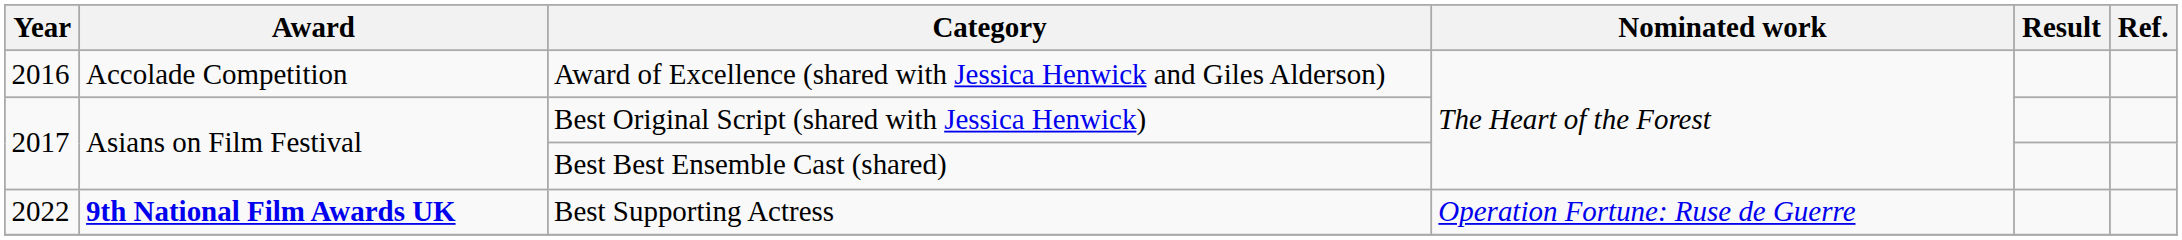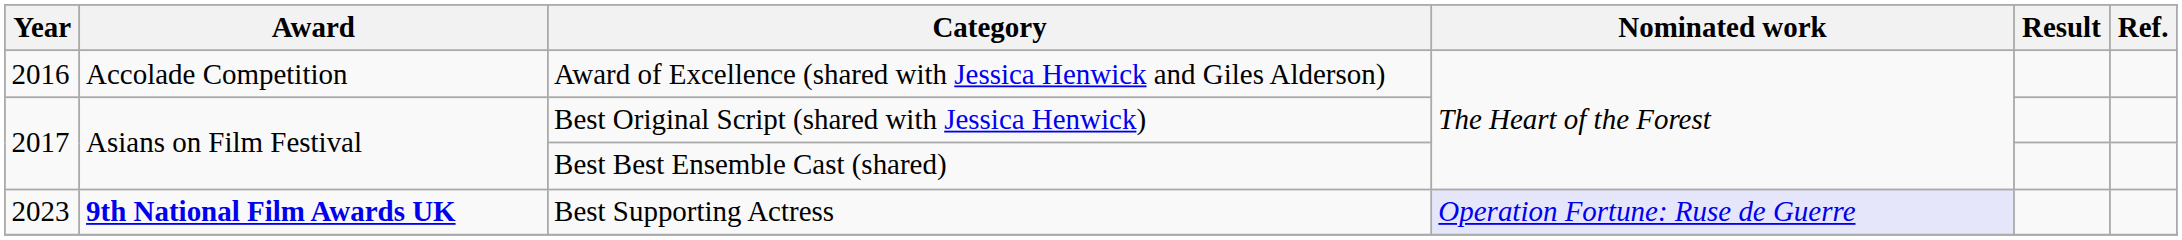(41, 211) 2022 -> (41, 211) 2023
(1647, 211) no background -> (1647, 211) lavender background
